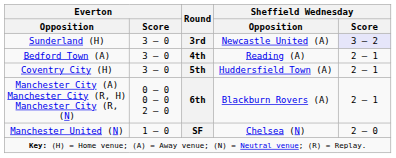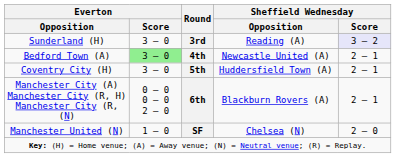(276, 41) Newcastle United (A) -> (276, 41) Reading (A)
(156, 56) no background -> (156, 56) lightgreen background
(276, 56) Reading (A) -> (276, 56) Newcastle United (A)
